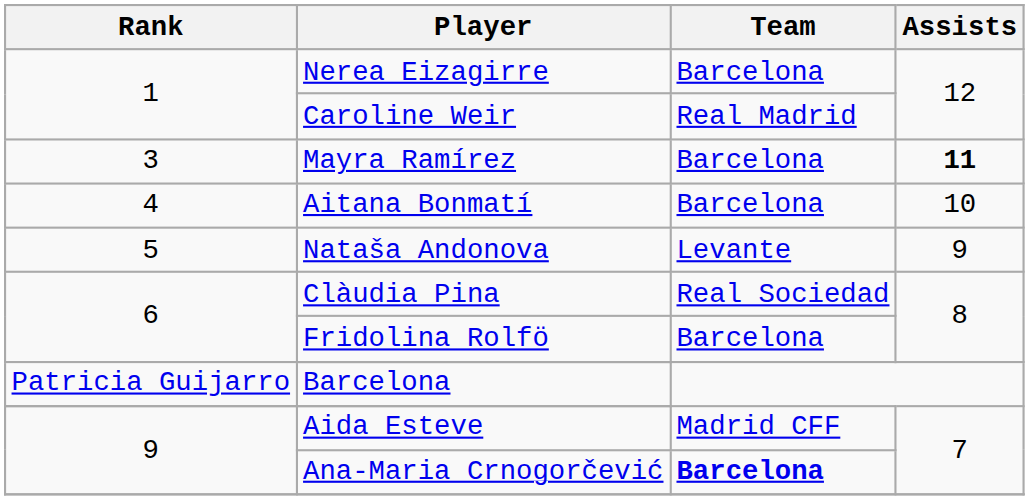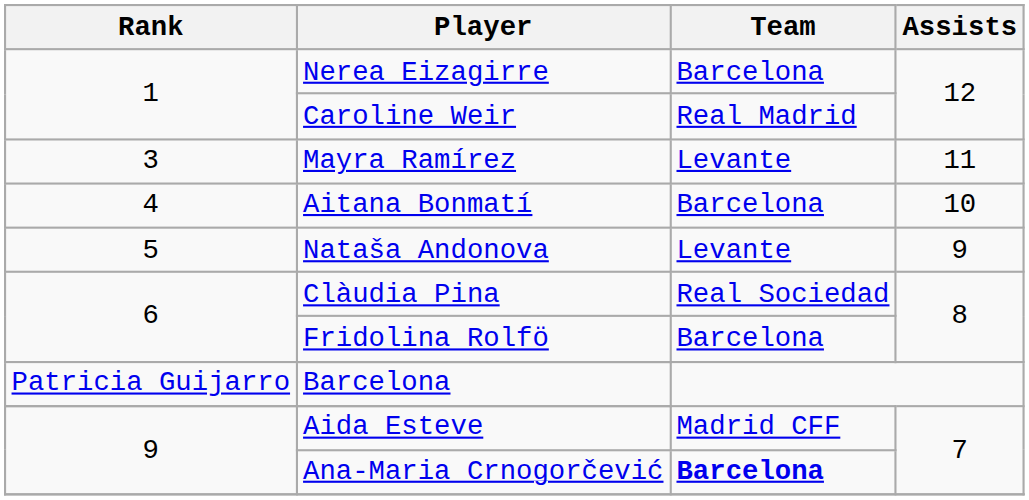(750, 161) Barcelona -> (734, 161) Levante
(960, 161) bold -> (960, 161) normal
